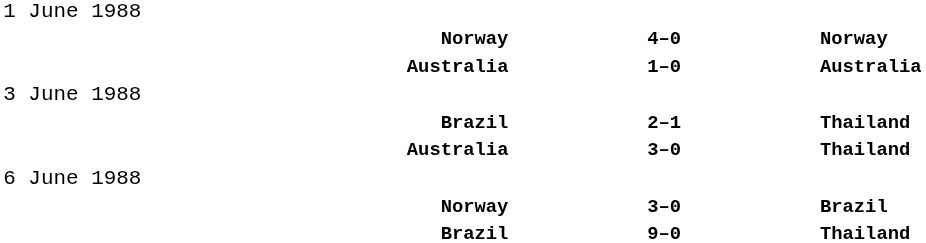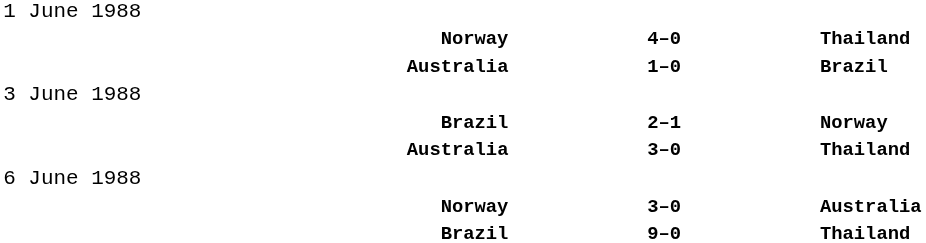(854, 39) Norway -> (865, 39) Thailand
(871, 67) Australia -> (854, 67) Brazil
(865, 123) Thailand -> (854, 123) Norway
(854, 207) Brazil -> (871, 207) Australia
